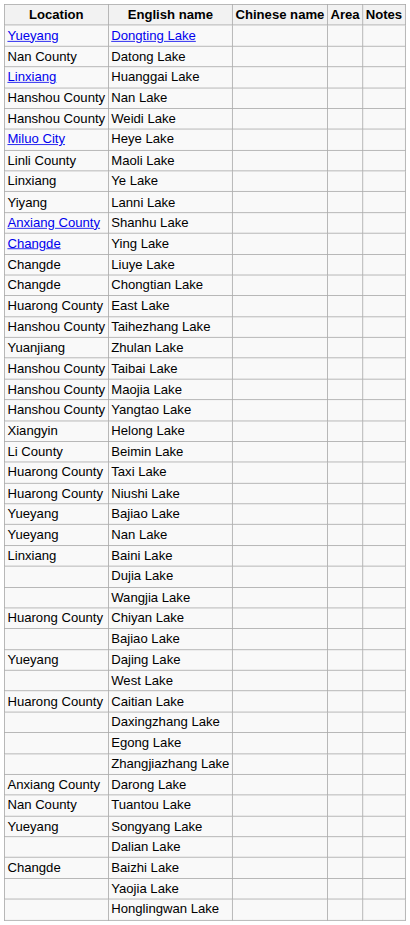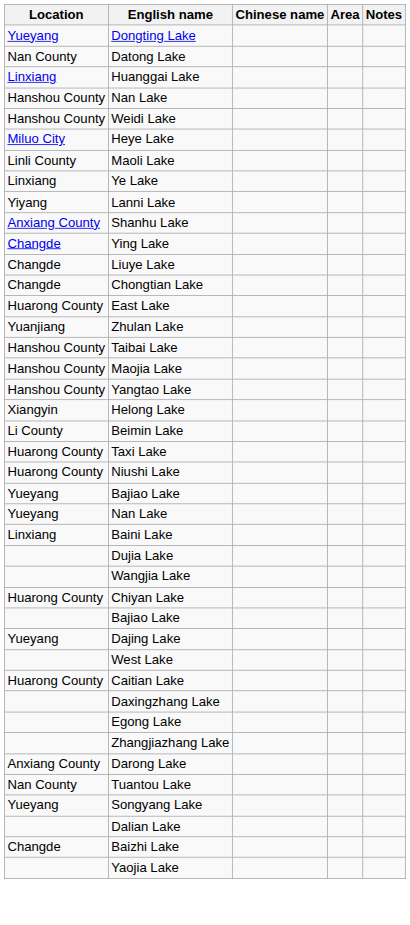- row: (56, 327)
- row: (56, 910)
